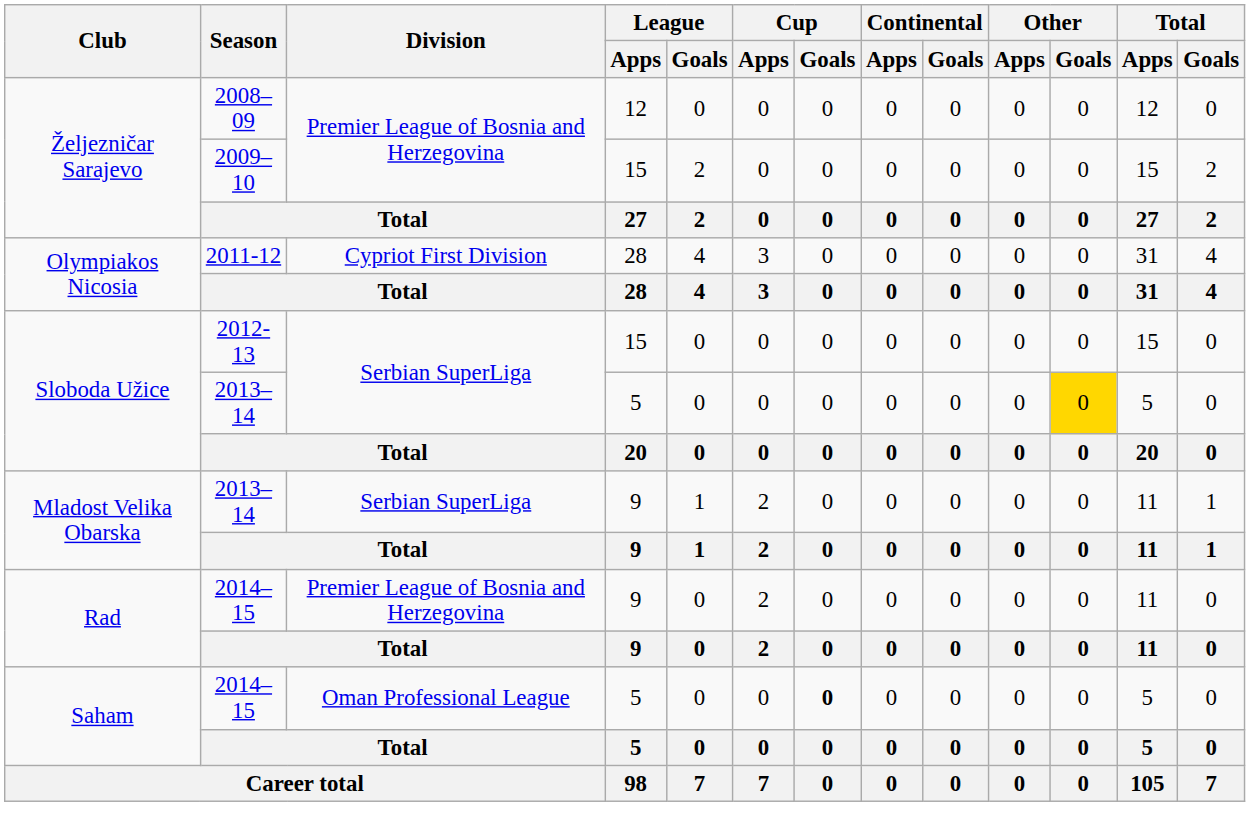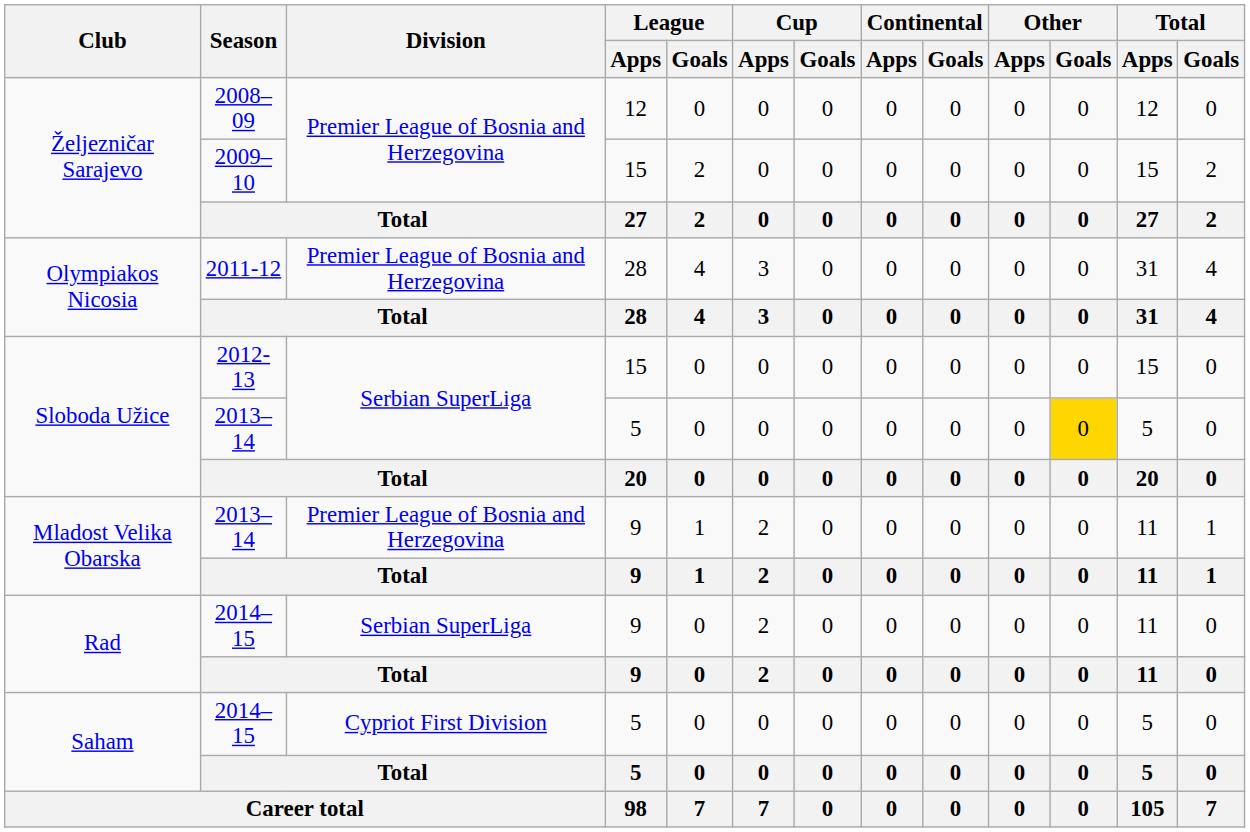(446, 255) Cypriot First Division -> (446, 268) Premier League of Bosnia and Herzegovina
(446, 501) Serbian SuperLiga -> (446, 527) Premier League of Bosnia and Herzegovina
(446, 599) Premier League of Bosnia and Herzegovina -> (446, 625) Serbian SuperLiga
(446, 697) Oman Professional League -> (446, 723) Cypriot First Division
(828, 697) bold -> (828, 723) normal
